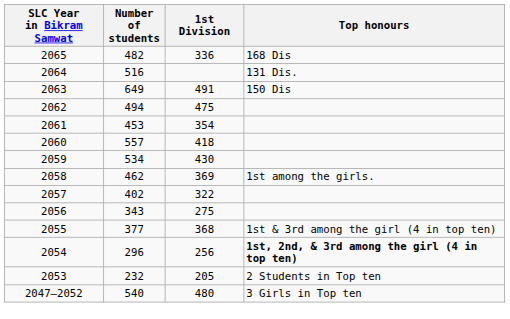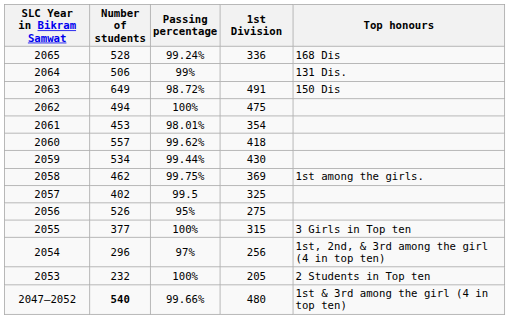+ column: (185, 25)
(134, 55) 482 -> (120, 55) 528
(134, 72) 516 -> (120, 72) 506
(204, 194) 322 -> (256, 194) 325
(134, 211) 343 -> (120, 211) 526
(204, 229) 368 -> (256, 229) 315
(371, 229) 1st & 3rd among the girl (4 in top ten) -> (353, 229) 3 Girls in Top ten
(362, 252) bold -> (392, 252) normal
(134, 293) normal -> (120, 299) bold
(304, 293) 3 Girls in Top ten -> (392, 299) 1st & 3rd among the girl (4 in top ten)
